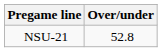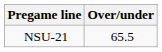(121, 36) 52.8 -> (121, 36) 65.5
